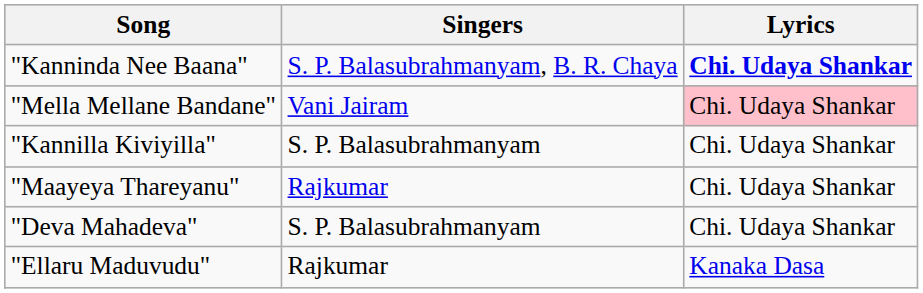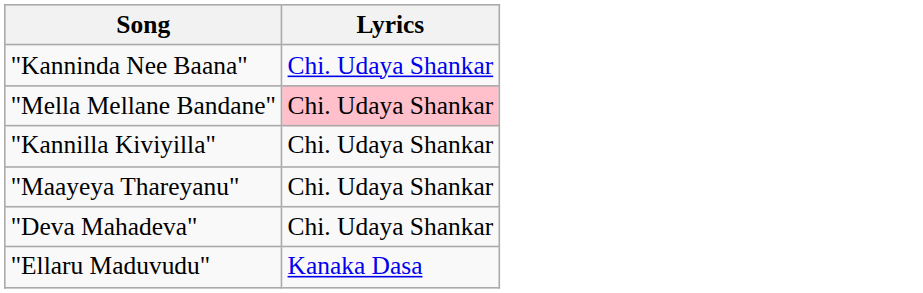- column: (483, 24)
(801, 65) bold -> (390, 65) normal
